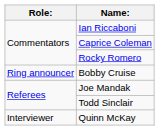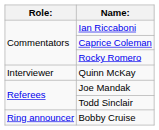rows swapped: (107, 73) <-> (107, 118)
